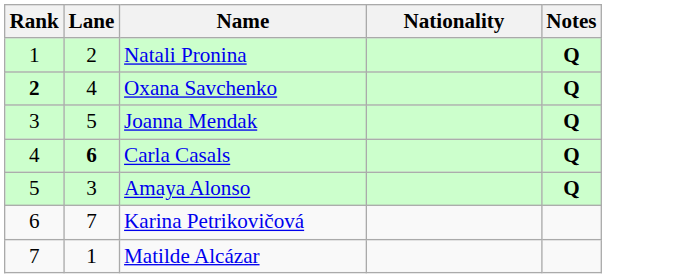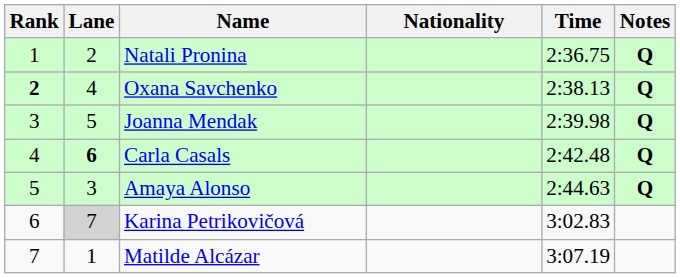+ column: (578, 21)
(91, 222) no background -> (91, 222) lightgrey background
